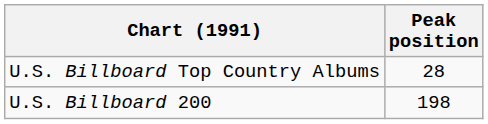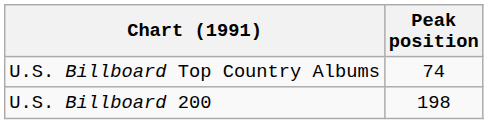(434, 72) 28 -> (434, 72) 74
